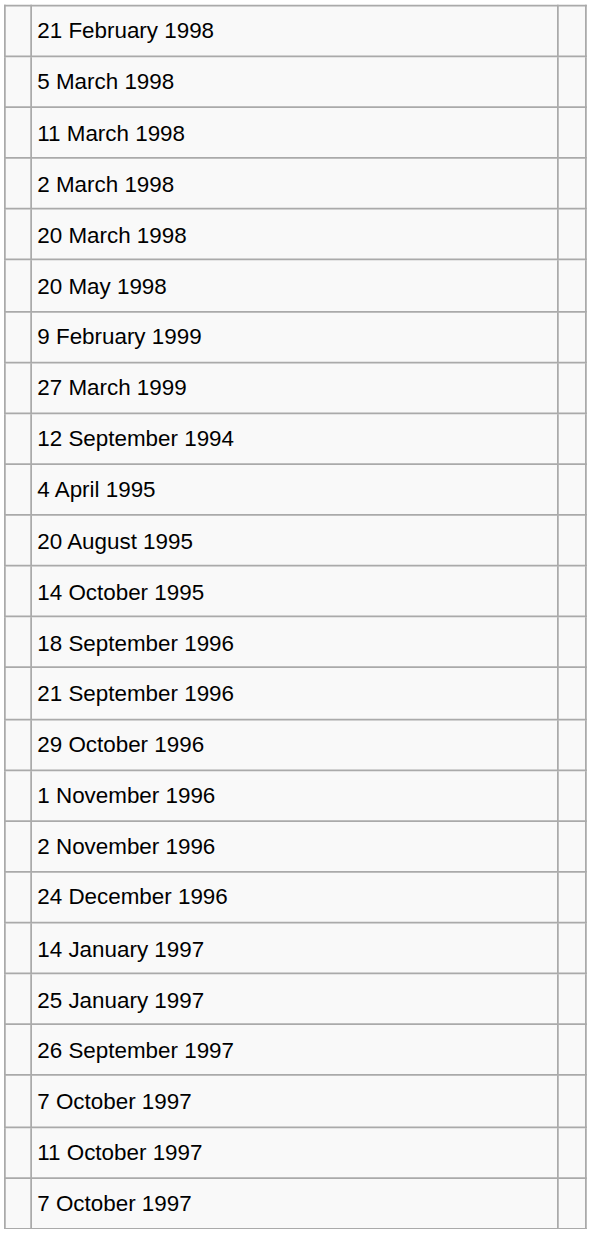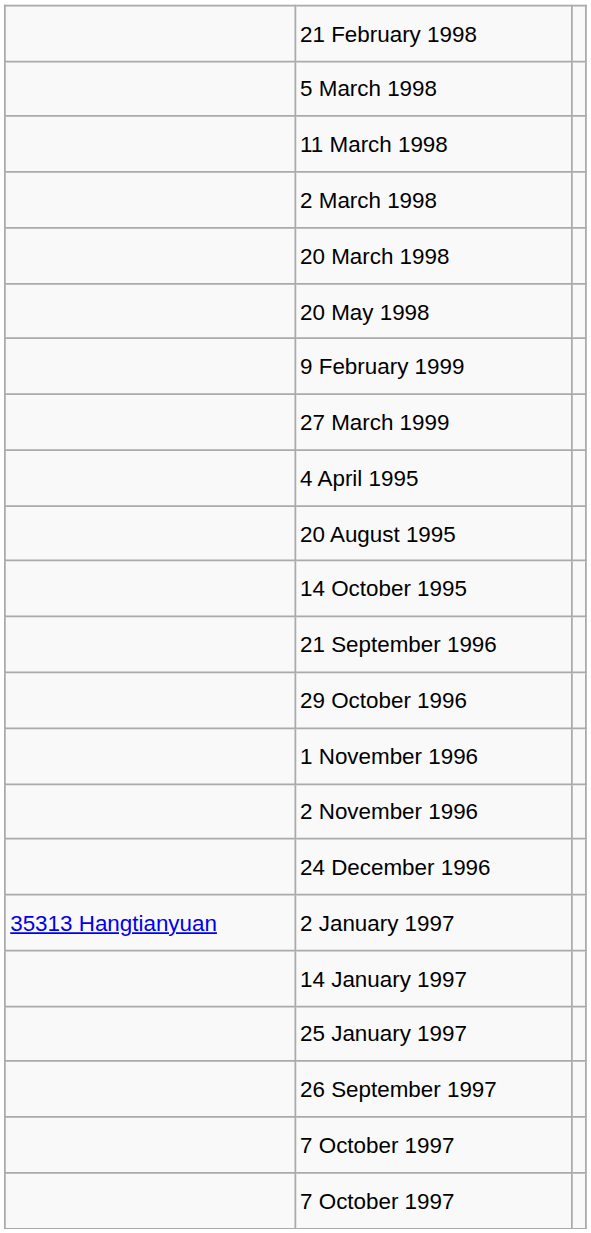- row: (18, 439)
- row: (18, 642)
+ row: (114, 922)
- row: (18, 1152)
